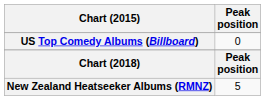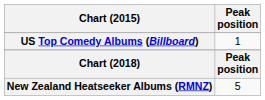(238, 41) 0 -> (238, 41) 1
